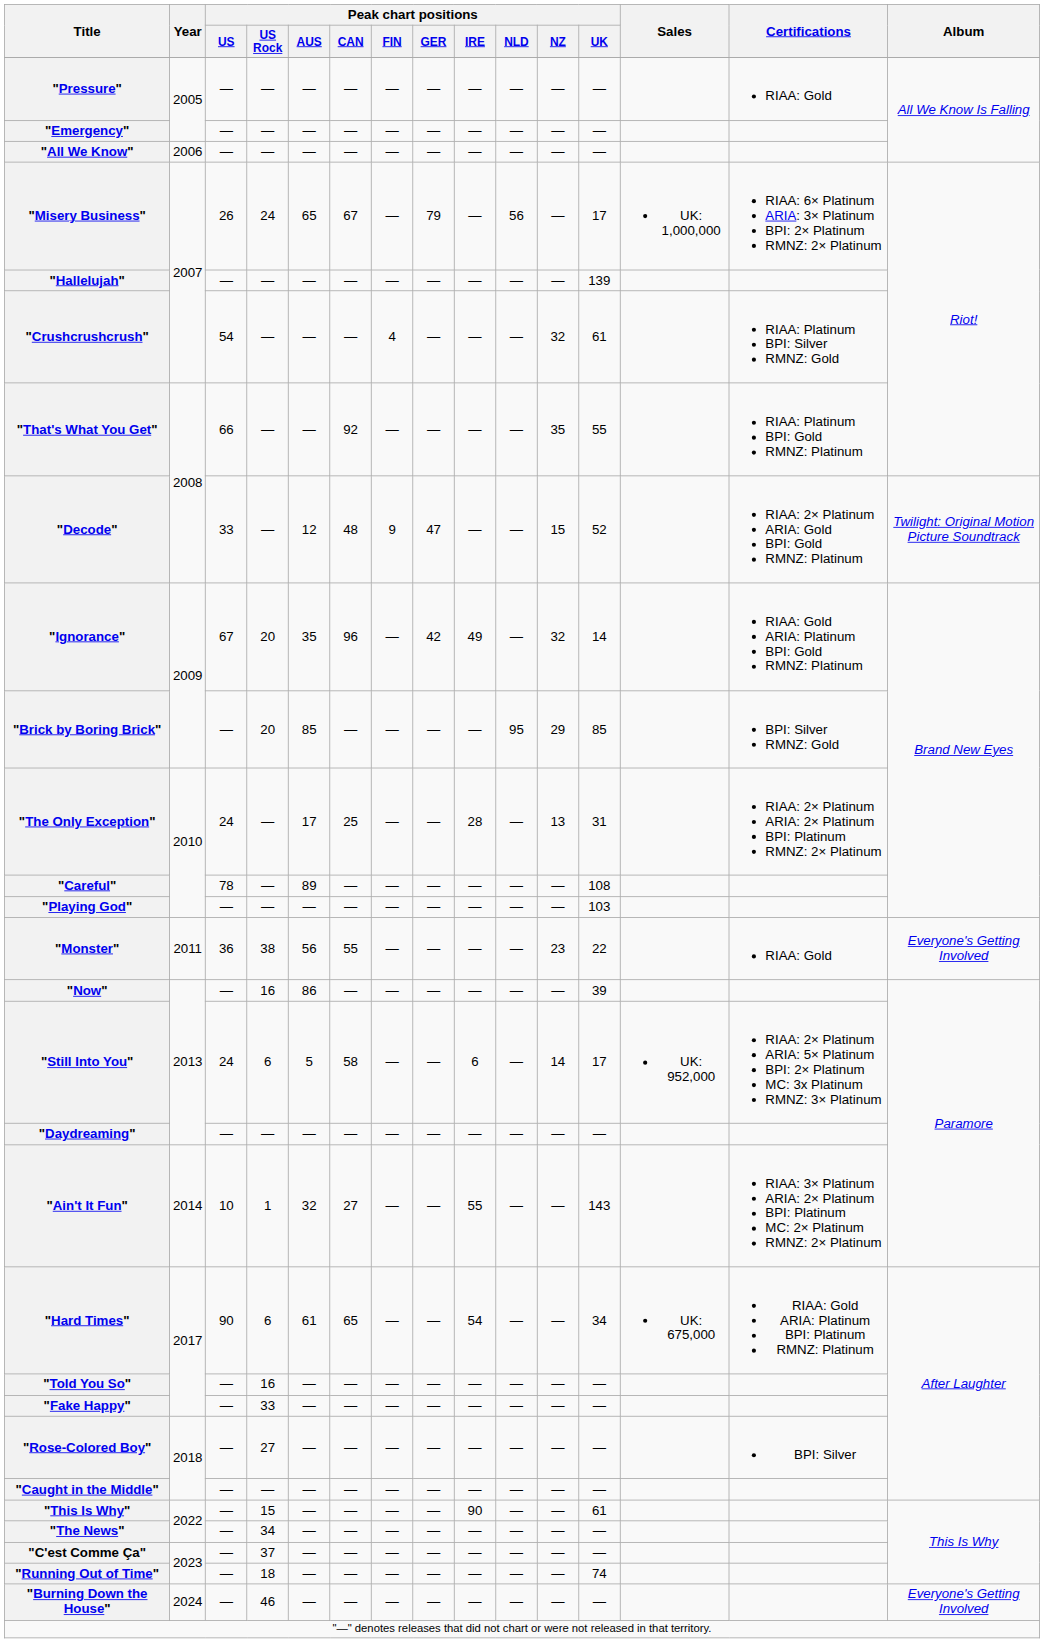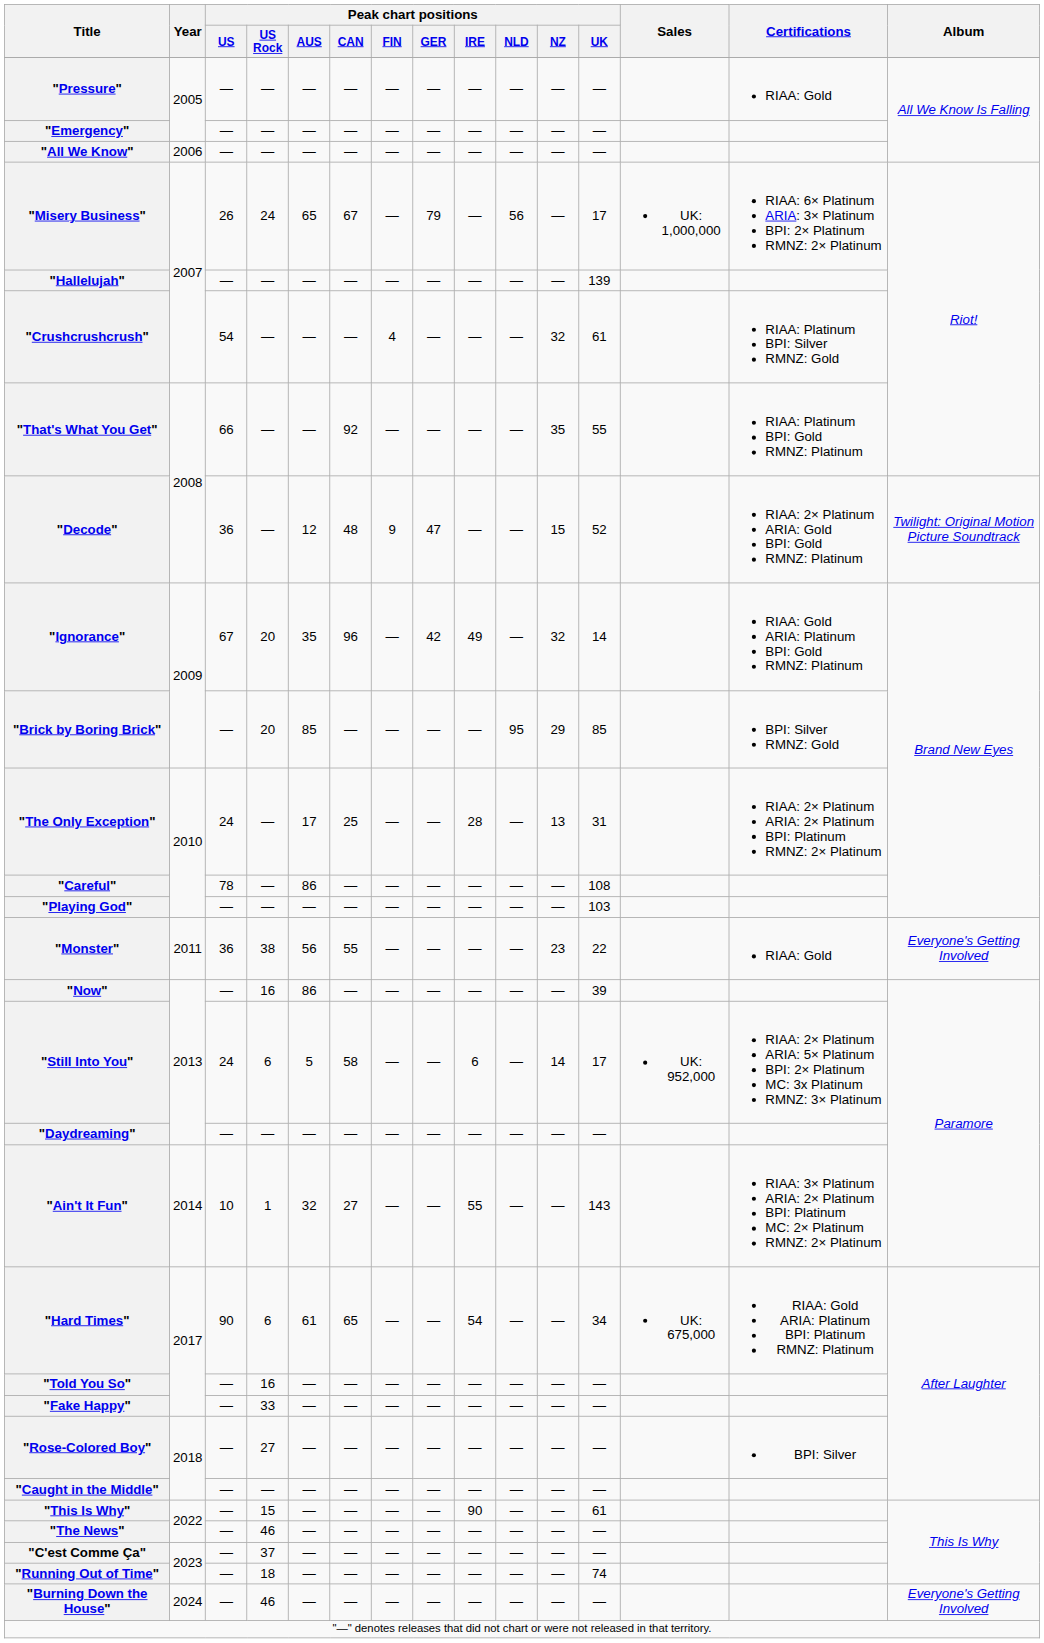(226, 529) 33 -> (226, 529) 36
(309, 885) 89 -> (309, 885) 86
(268, 1531) 34 -> (268, 1531) 46
